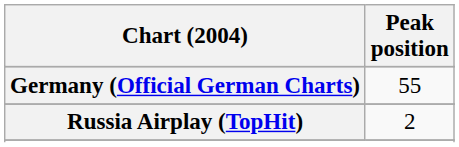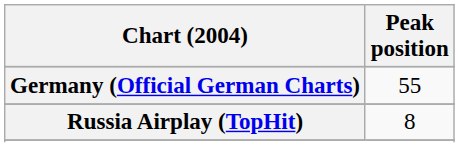(410, 121) 2 -> (410, 121) 8
